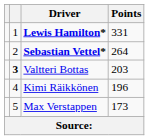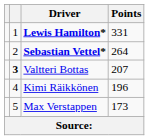(120, 69) 203 -> (120, 69) 207
